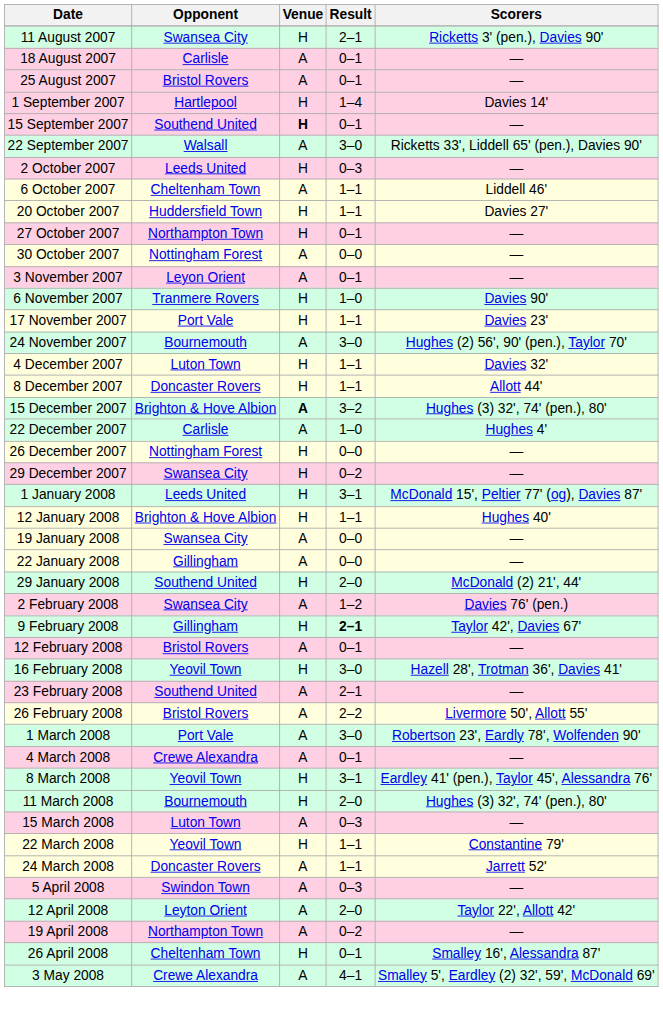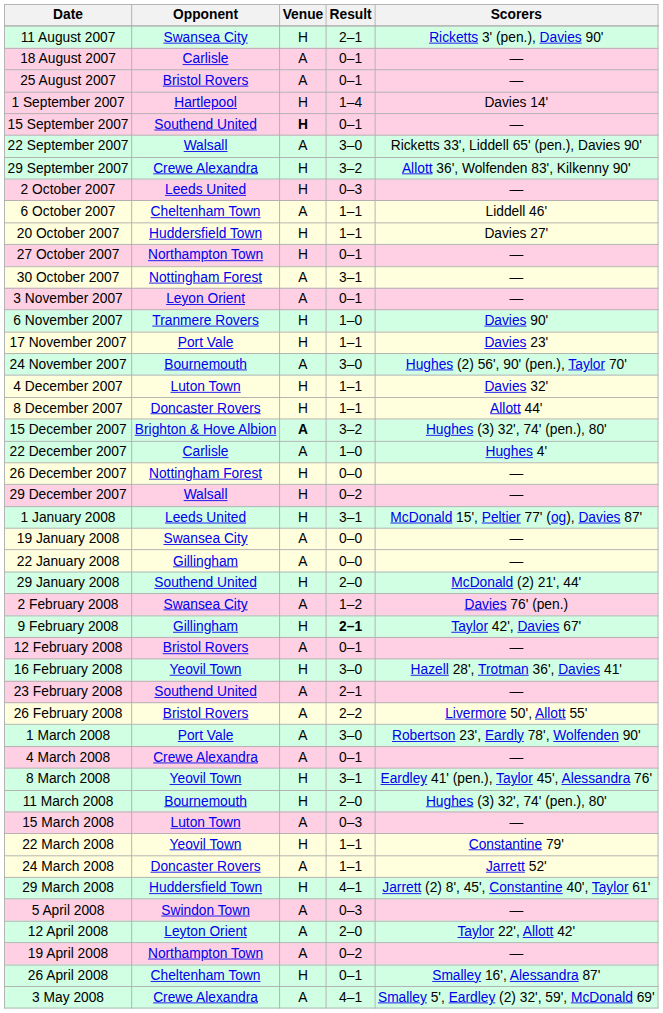+ row: (68, 168)
(351, 255) 0–0 -> (351, 277) 3–1
(206, 473) Swansea City -> (206, 495) Walsall
- row: (68, 517)
+ row: (68, 888)
